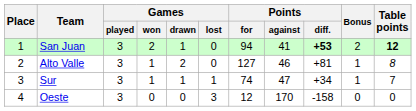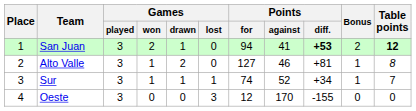(284, 81) 47 -> (284, 81) 52
(323, 98) -158 -> (323, 98) -155
